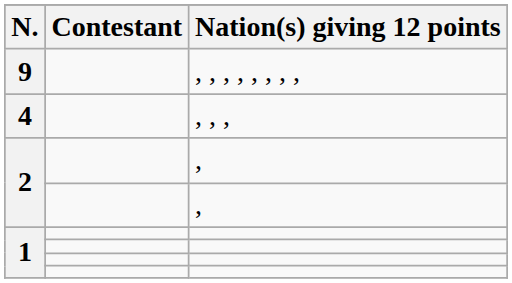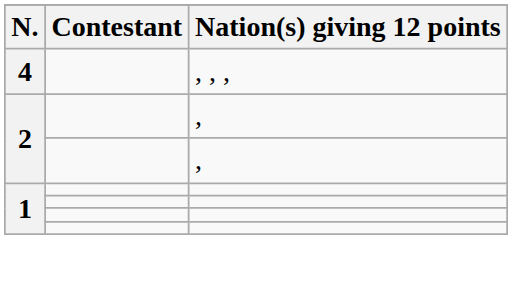- row: (25, 71)
